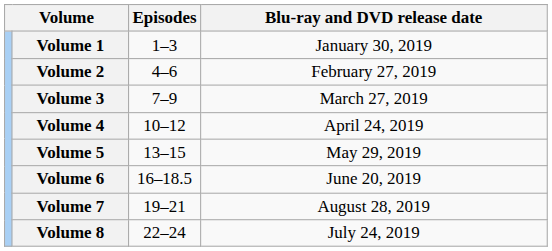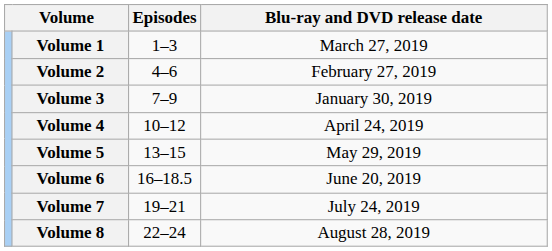(374, 44) January 30, 2019 -> (374, 44) March 27, 2019
(374, 98) March 27, 2019 -> (374, 98) January 30, 2019
(374, 206) August 28, 2019 -> (374, 206) July 24, 2019
(374, 233) July 24, 2019 -> (374, 233) August 28, 2019
